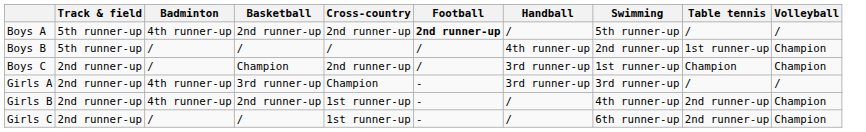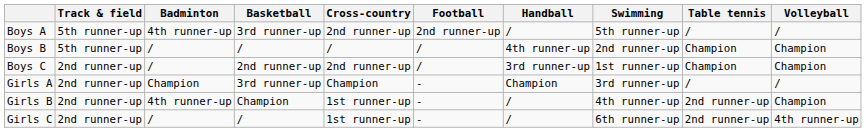(279, 31) 2nd runner-up -> (279, 31) 3rd runner-up
(458, 31) bold -> (458, 31) normal
(727, 48) 1st runner-up -> (711, 48) Champion
(263, 66) Champion -> (279, 66) 2nd runner-up
(189, 84) 4th runner-up -> (173, 84) Champion
(548, 84) 3rd runner-up -> (532, 84) Champion
(279, 101) 2nd runner-up -> (263, 101) Champion
(800, 119) Champion -> (817, 119) 4th runner-up
